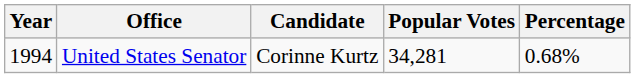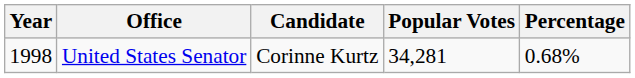(31, 55) 1994 -> (31, 55) 1998
